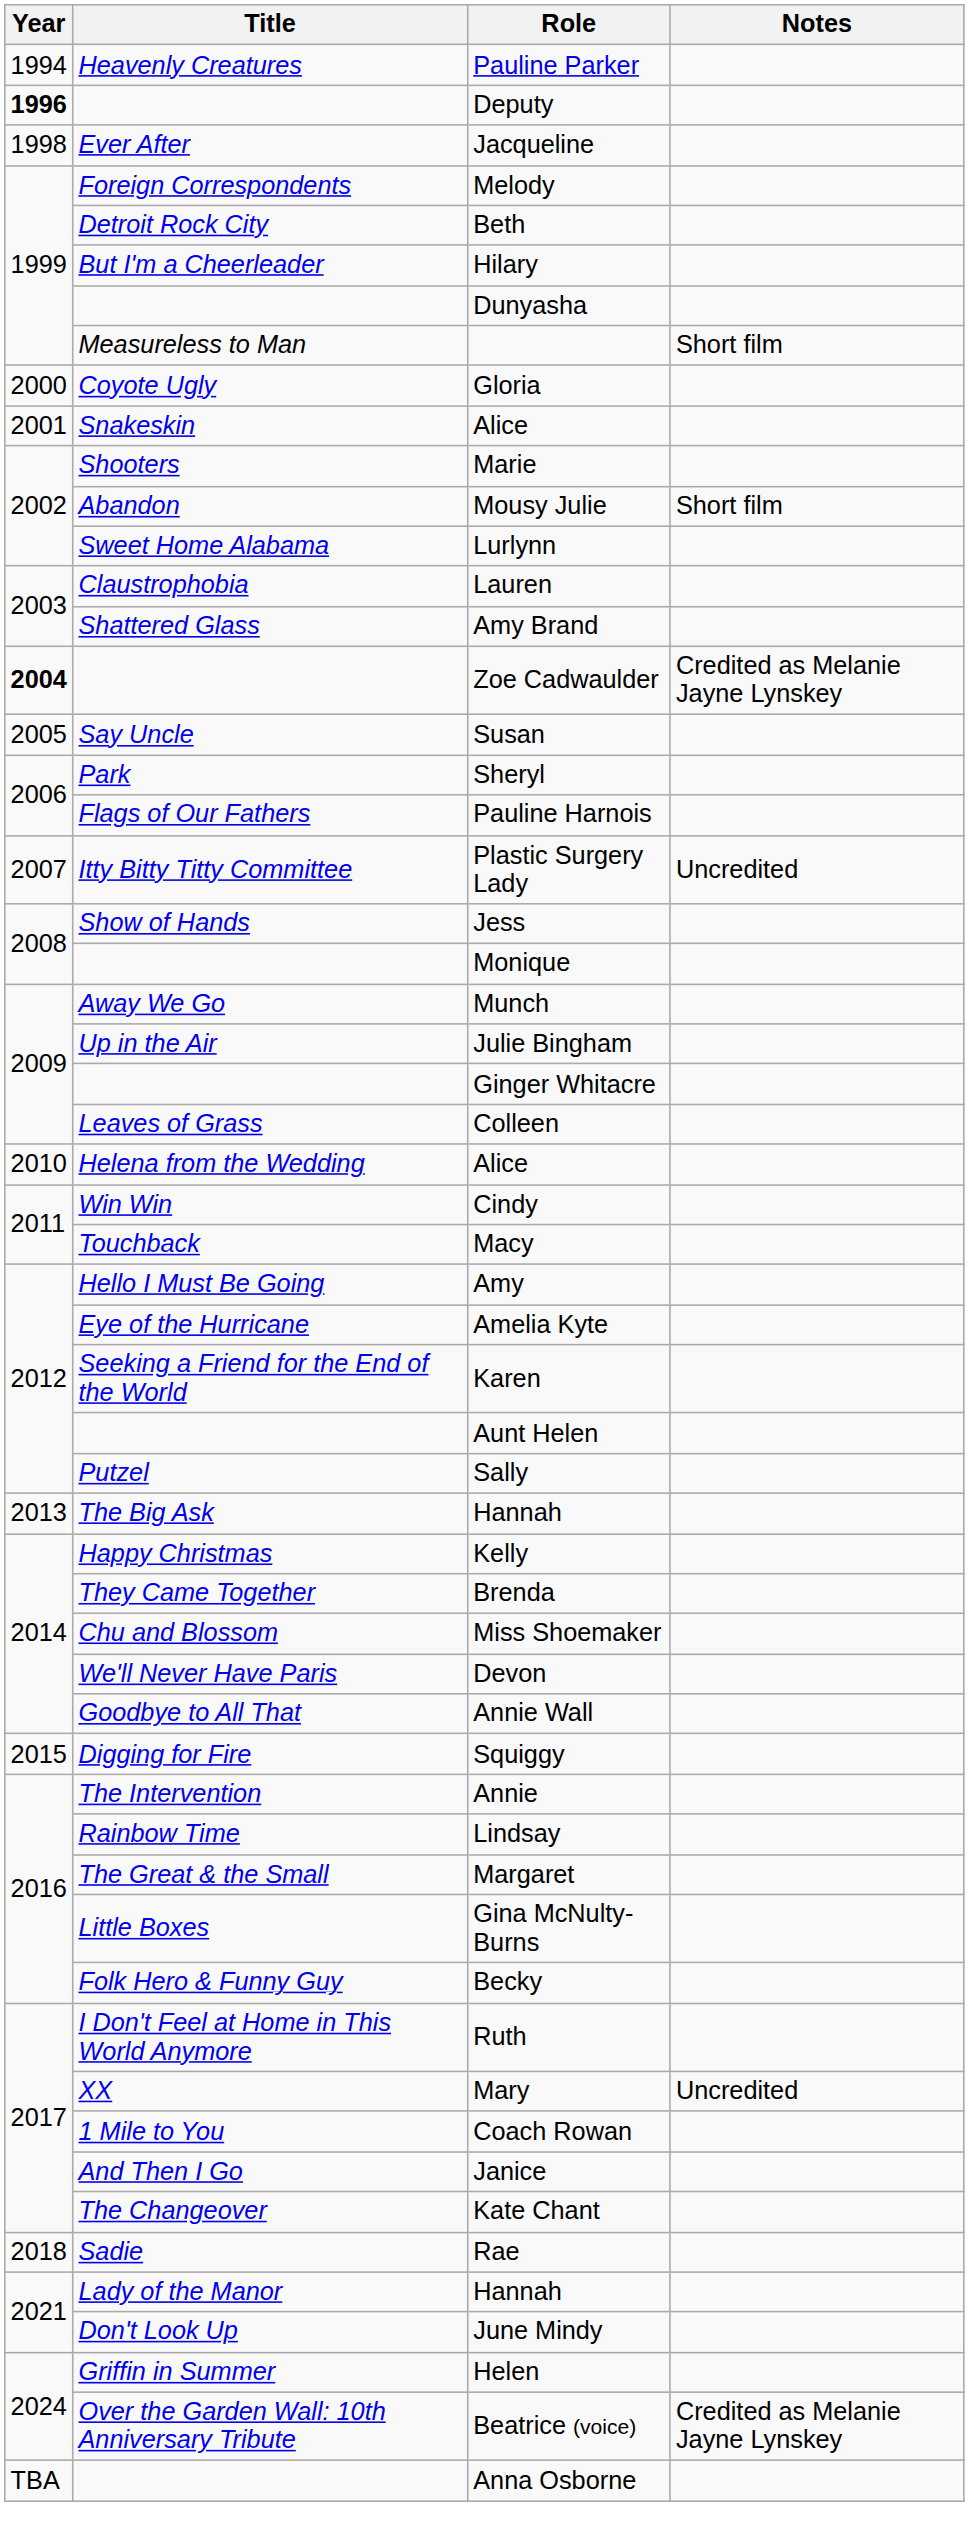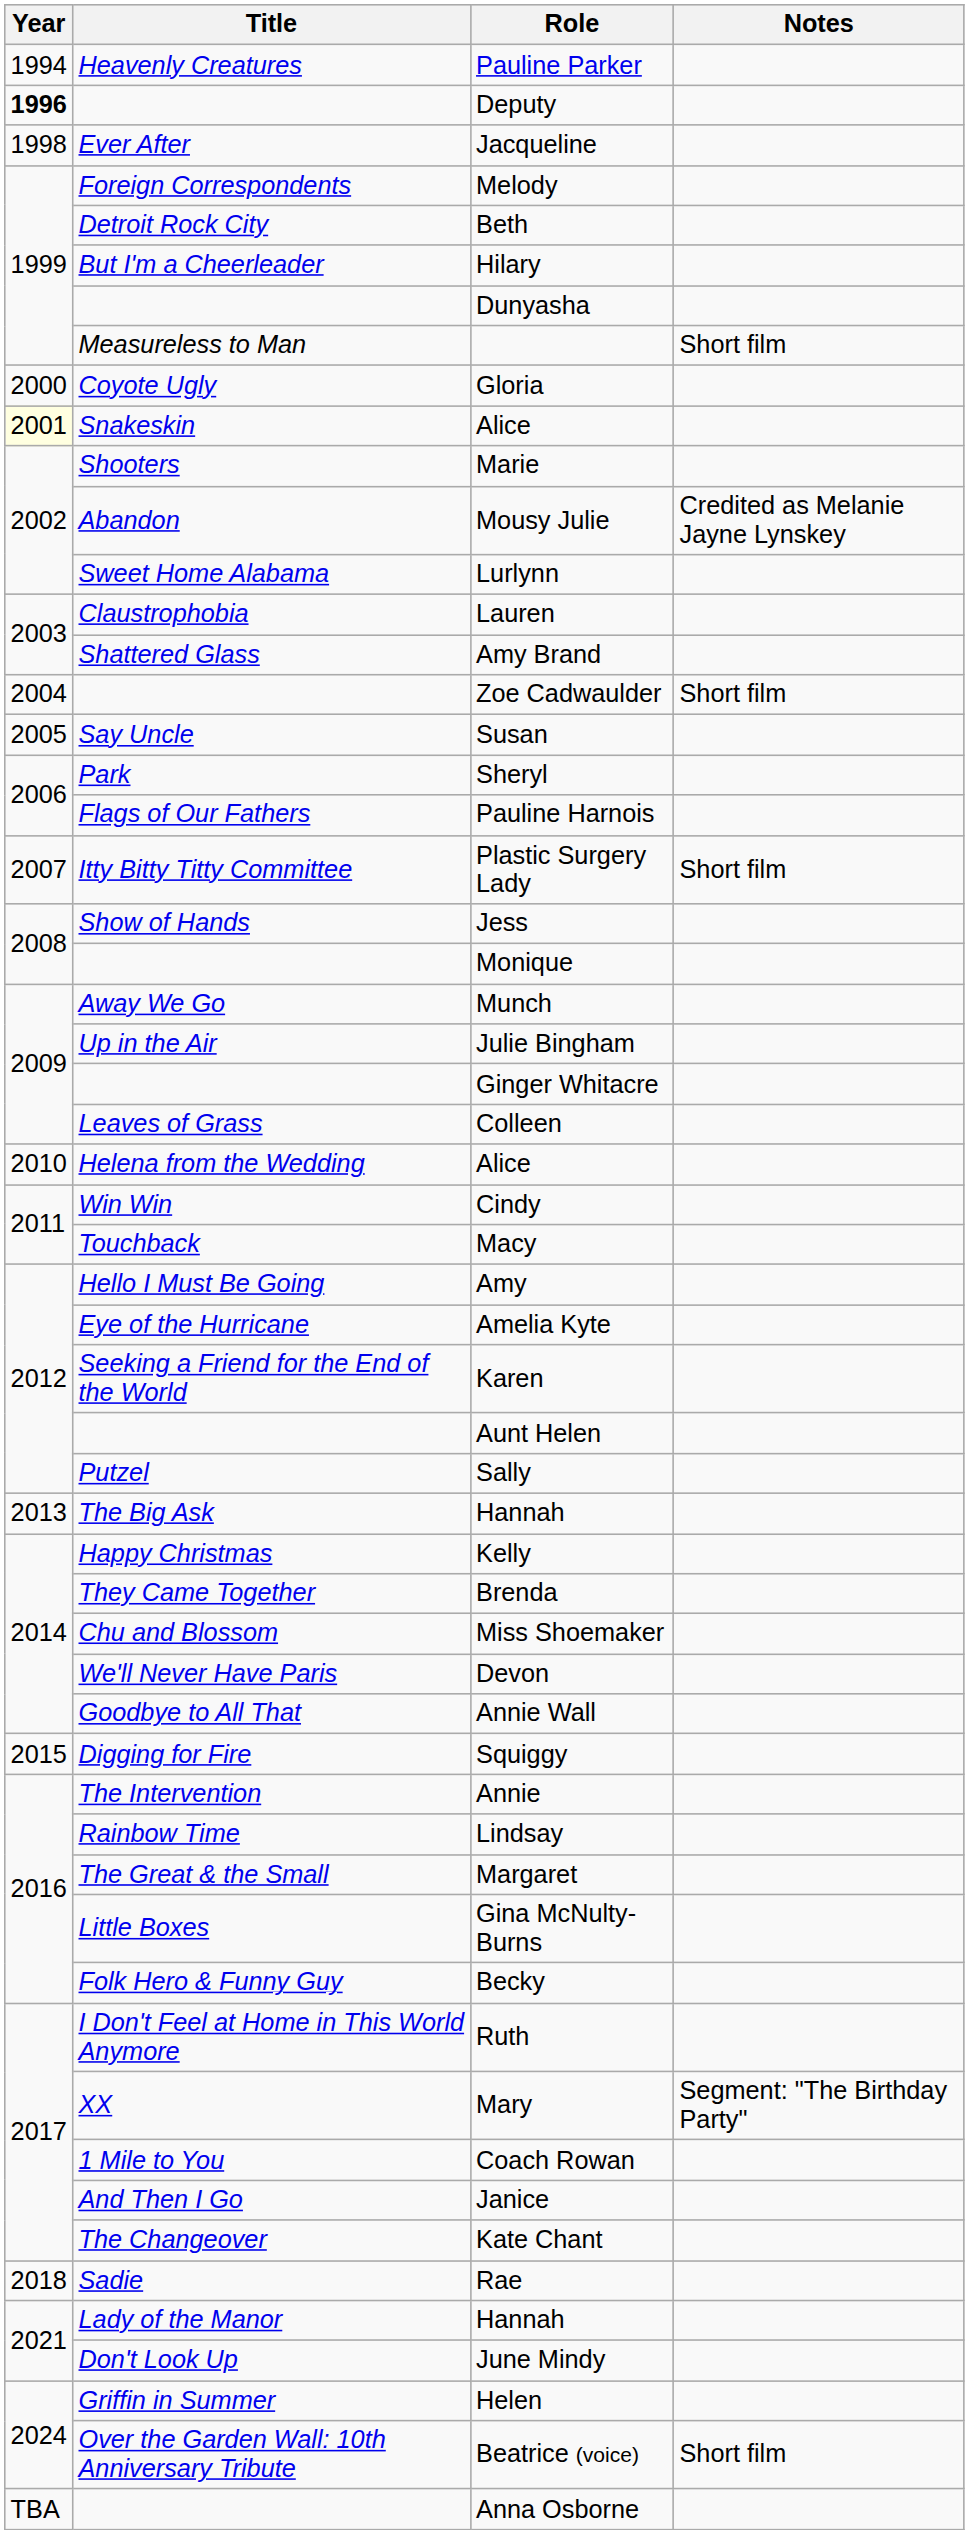(39, 425) no background -> (39, 425) lightyellow background
(729, 505) Short film -> (792, 519) Credited as Melanie Jayne Lynskey
(39, 680) bold -> (39, 694) normal
(788, 680) Credited as Melanie Jayne Lynskey -> (733, 694) Short film
(737, 869) Uncredited -> (733, 869) Short film
(737, 2091) Uncredited -> (813, 2105) Segment: "The Birthday Party"
(788, 2426) Credited as Melanie Jayne Lynskey -> (733, 2454) Short film
